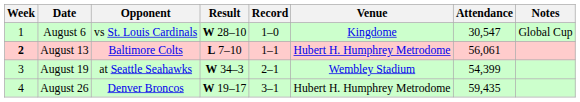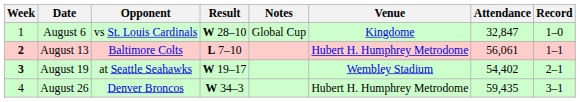columns swapped: (270, 13) <-> (545, 13)
(484, 32) 30,547 -> (502, 32) 32,847
(21, 69) normal -> (21, 69) bold
(225, 69) W 34–3 -> (225, 69) W 19–17
(484, 69) 54,399 -> (502, 69) 54,402
(225, 87) W 19–17 -> (225, 87) W 34–3
